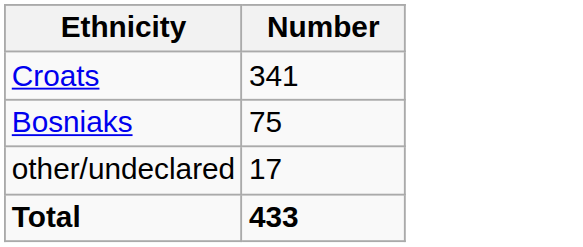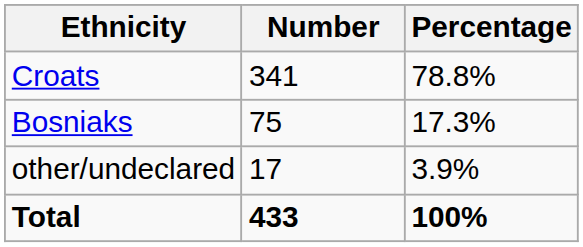+ column: (492, 28)
